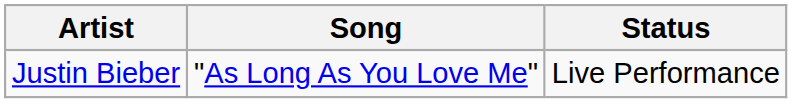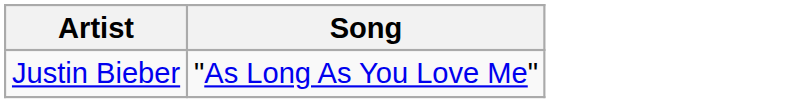- column: (666, 28)
